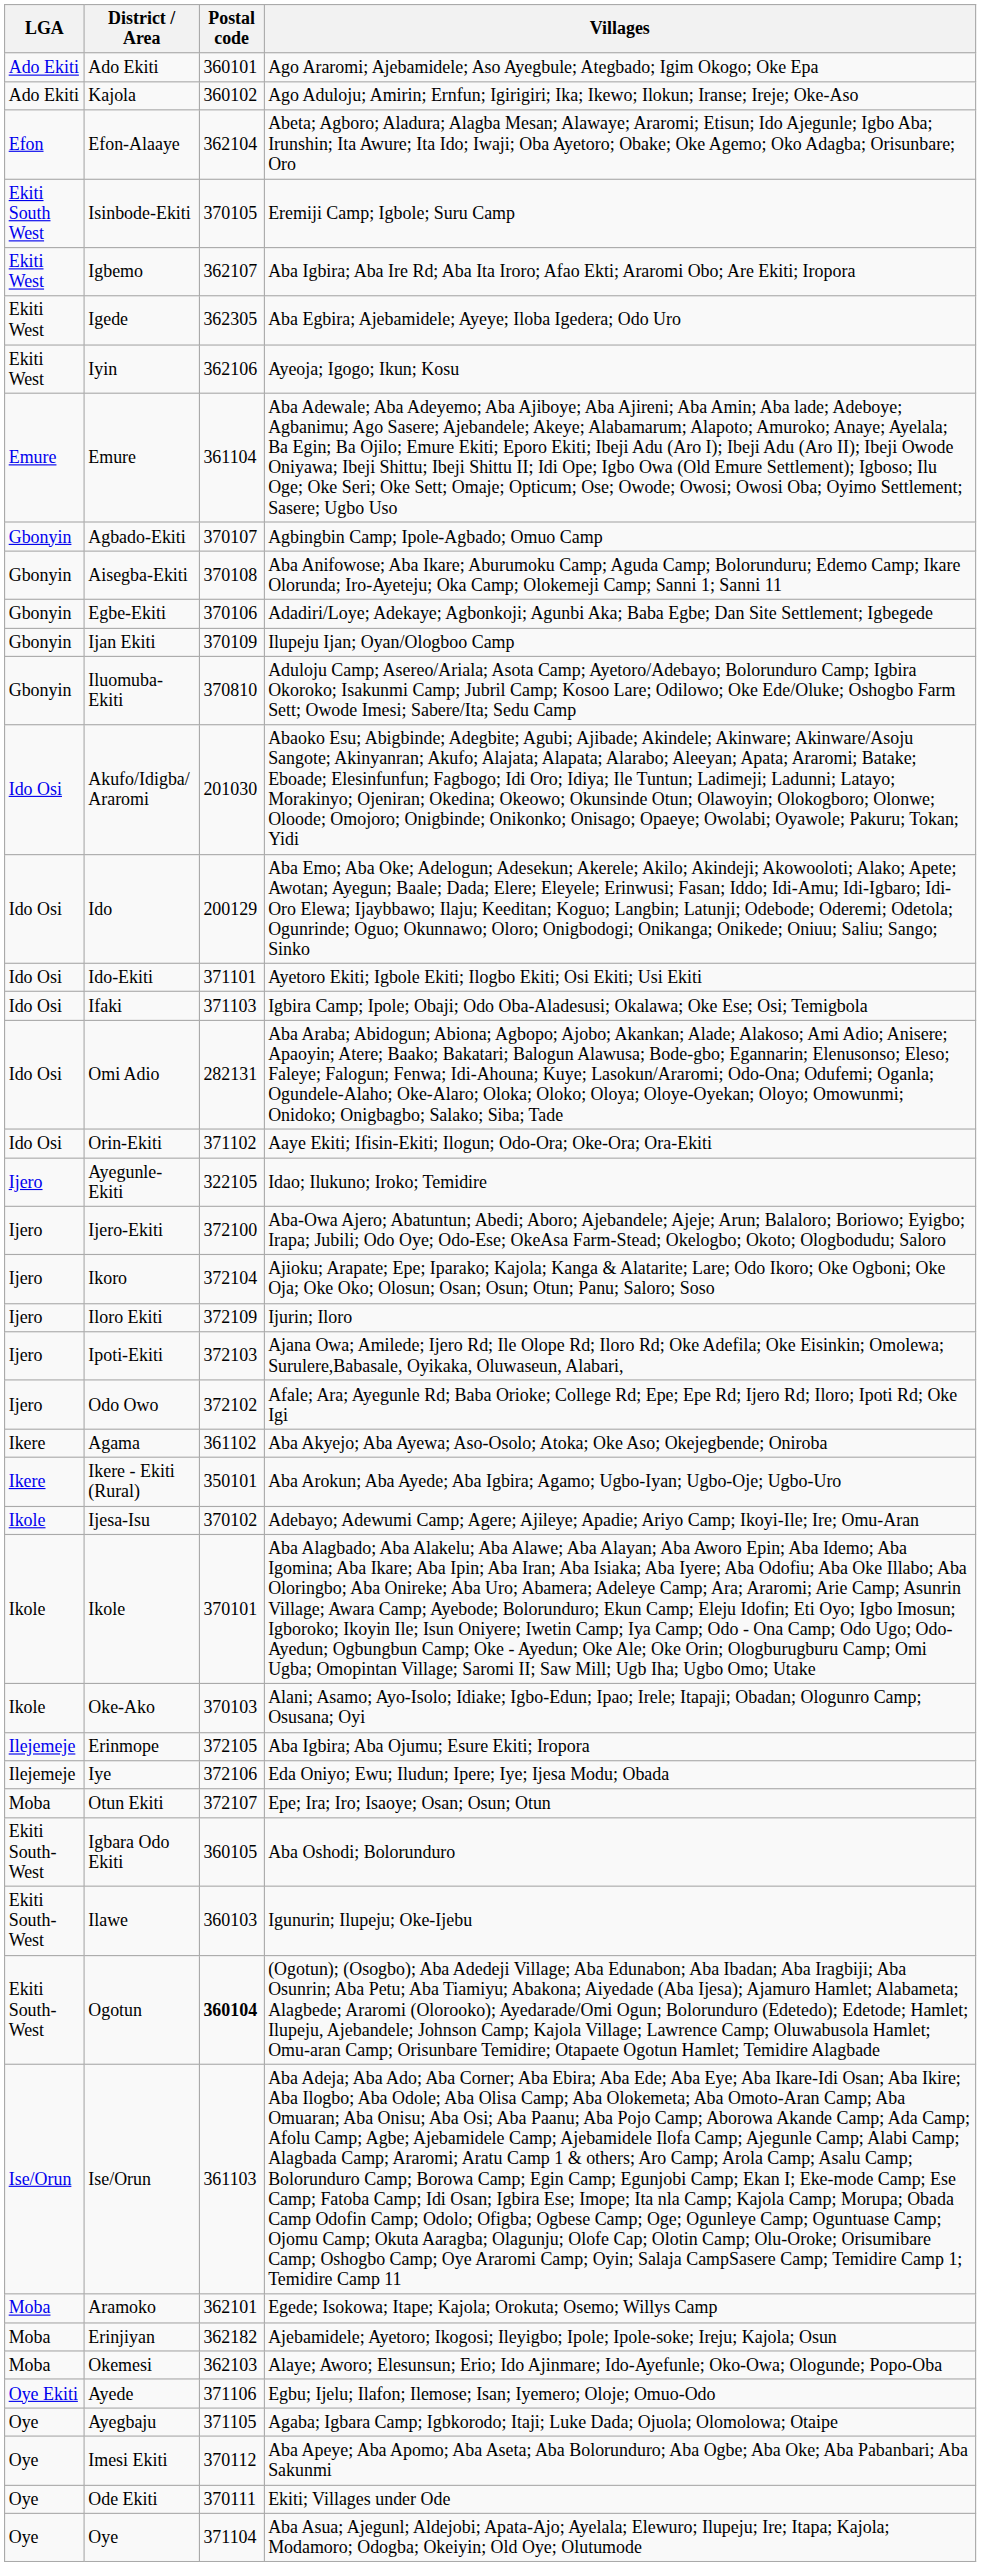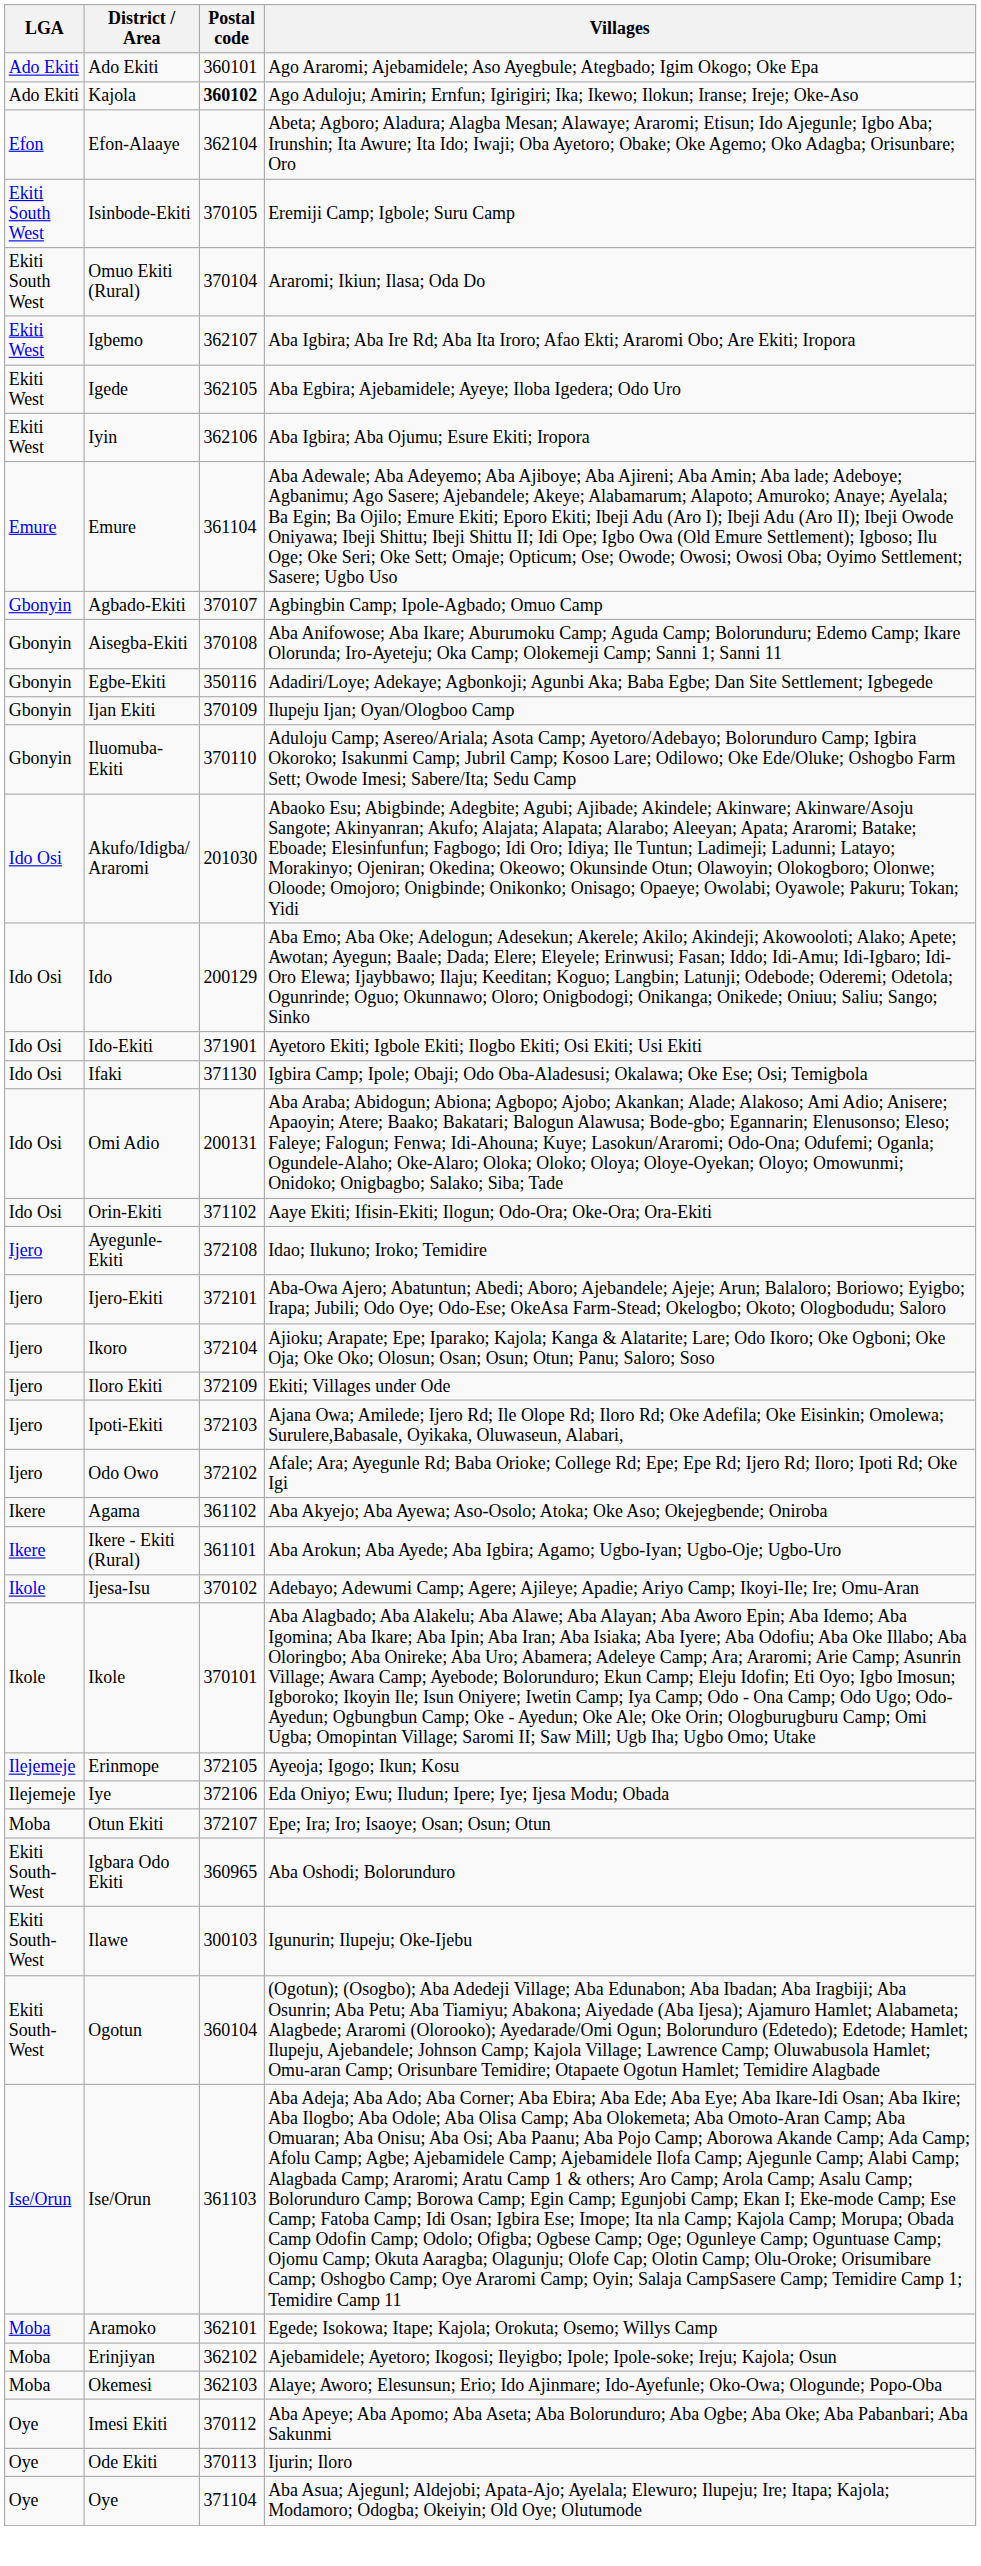(230, 95) normal -> (230, 95) bold
+ row: (130, 281)
(230, 320) 362305 -> (230, 389) 362105
(364, 368) Ayeoja; Igogo; Ikun; Kosu -> (429, 437) Aba Igbira; Aba Ojumu; Esure Ekiti; Iropora
(230, 613) 370106 -> (230, 682) 350116
(230, 690) 370810 -> (230, 759) 370110
(230, 977) 371101 -> (230, 1046) 371901
(230, 1005) 371103 -> (230, 1074) 371130
(230, 1074) 282131 -> (230, 1143) 200131
(230, 1181) 322105 -> (230, 1250) 372108
(230, 1230) 372100 -> (230, 1299) 372101
(310, 1317) Ijurin; Iloro -> (359, 1386) Ekiti; Villages under Ode
(230, 1481) 350101 -> (230, 1550) 361101
- row: (122, 1707)
(429, 1746) Aba Igbira; Aba Ojumu; Esure Ekiti; Iropora -> (364, 1766) Ayeoja; Igogo; Ikun; Kosu
(230, 1851) 360105 -> (230, 1872) 360965
(230, 1920) 360103 -> (230, 1940) 300103
(230, 2009) bold -> (230, 2029) normal
(230, 2336) 362182 -> (230, 2356) 362102
- row: (111, 2393)
- row: (122, 2421)
(230, 2498) 370111 -> (230, 2462) 370113
(359, 2498) Ekiti; Villages under Ode -> (310, 2462) Ijurin; Iloro
